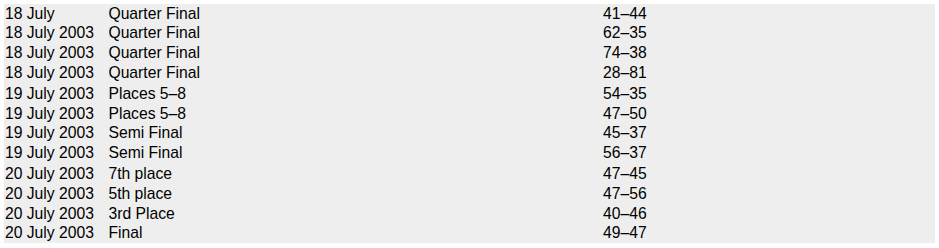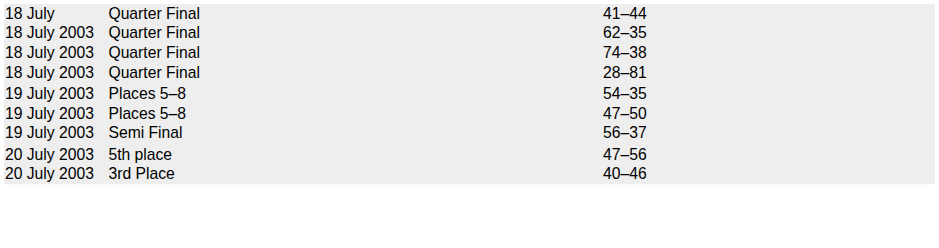- row: (145, 133)
- row: (140, 174)
- row: (125, 233)
